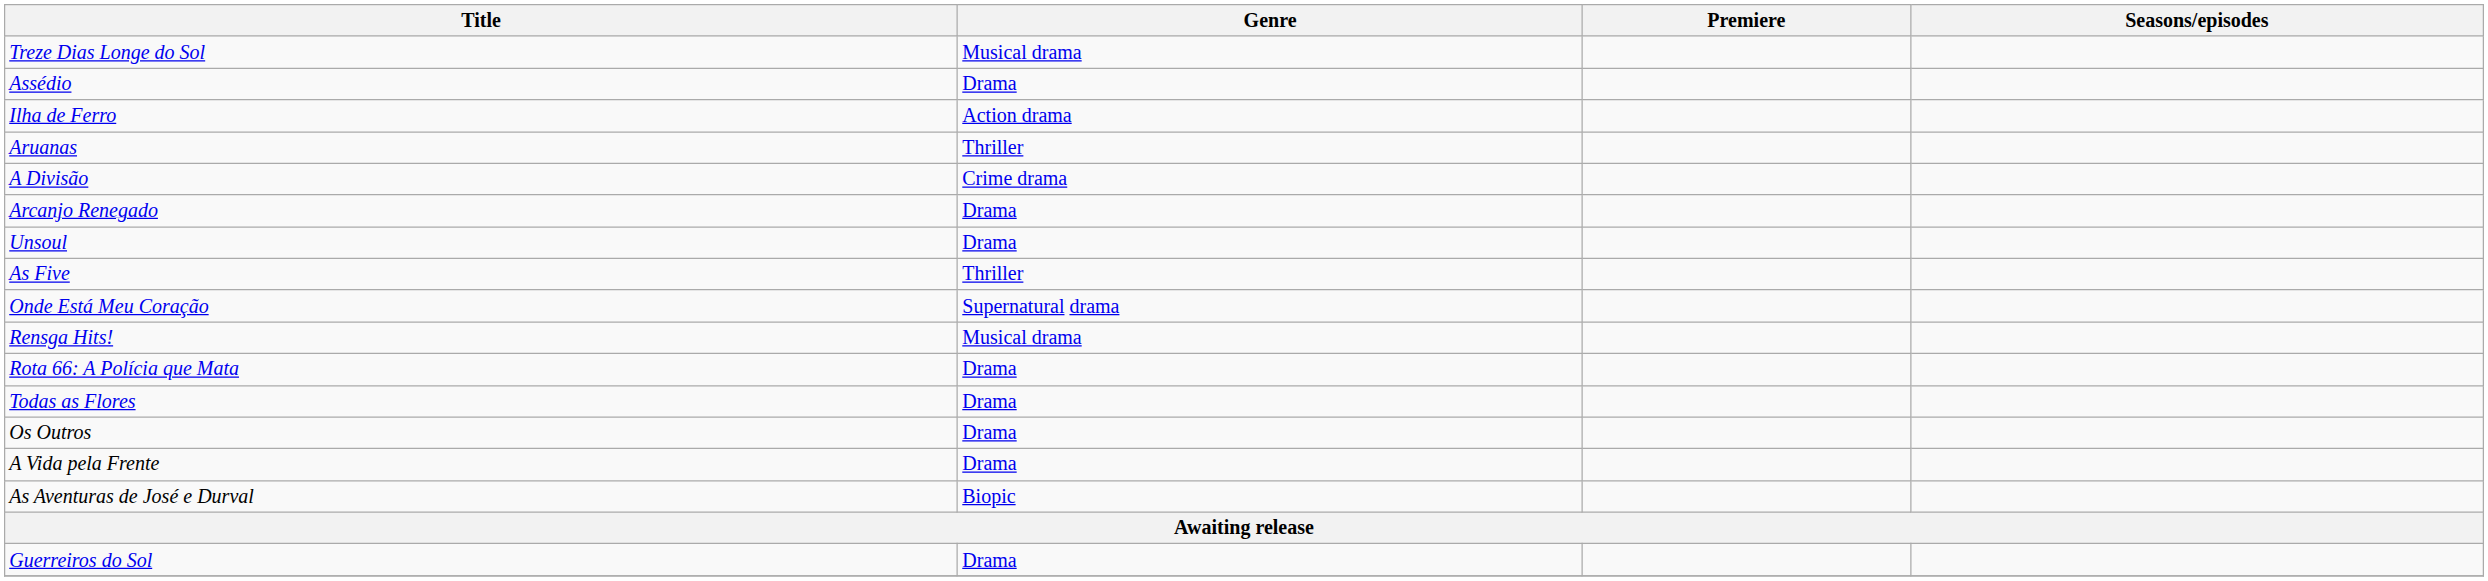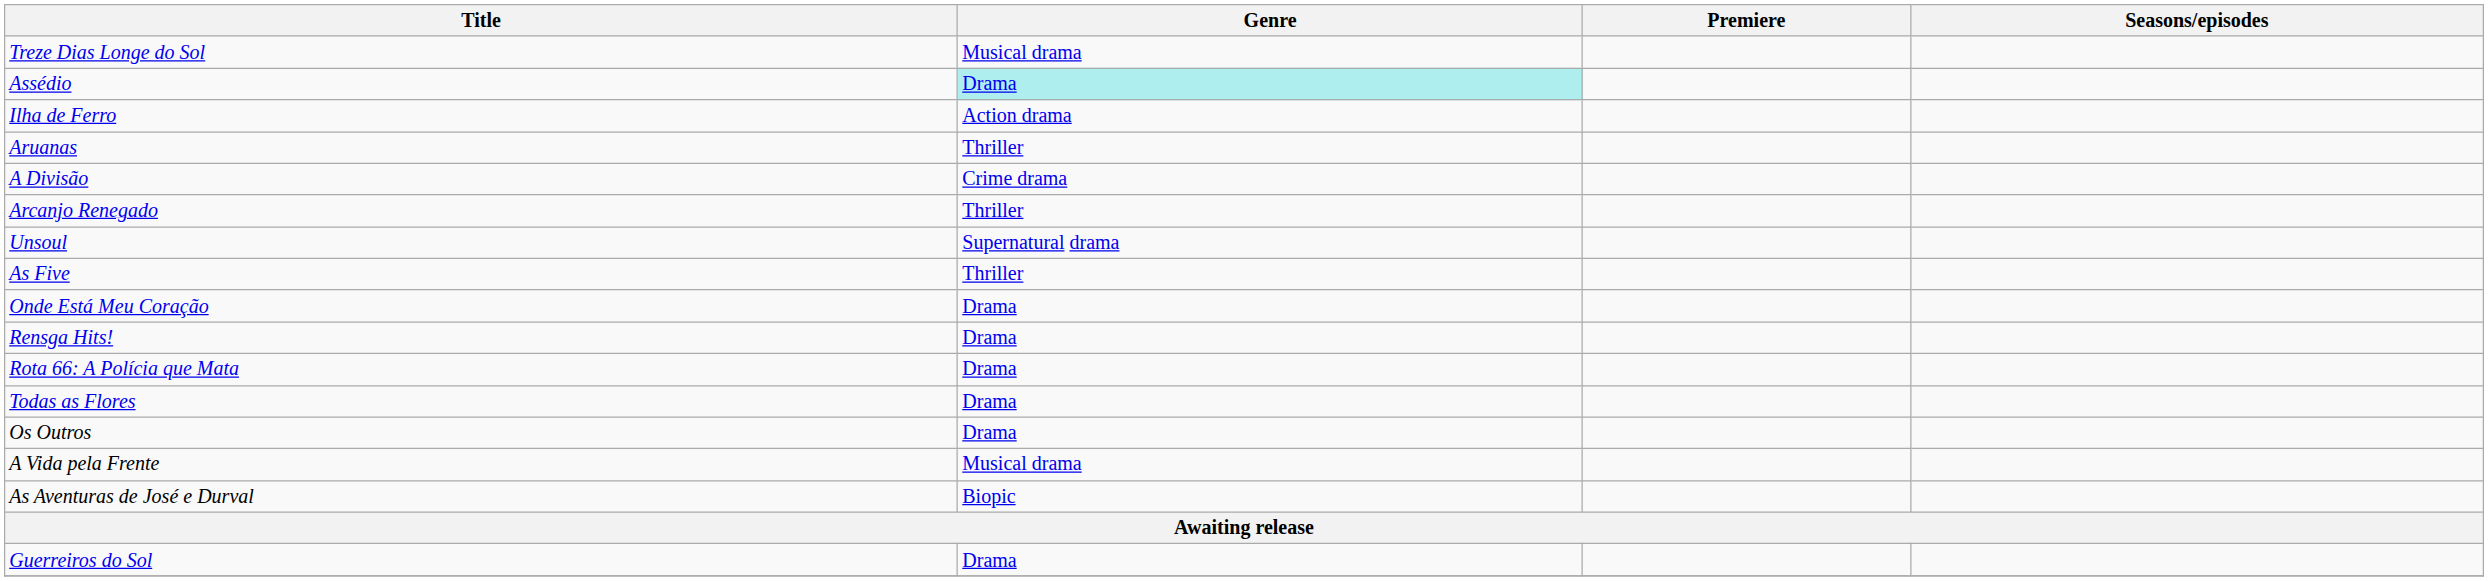(989, 83) no background -> (989, 83) paleturquoise background
(989, 210) Drama -> (993, 210) Thriller
(989, 242) Drama -> (1041, 242) Supernatural drama
(1041, 305) Supernatural drama -> (989, 305) Drama
(1022, 337) Musical drama -> (989, 337) Drama
(989, 464) Drama -> (1022, 464) Musical drama
